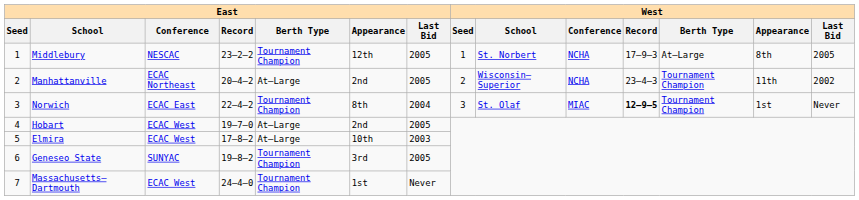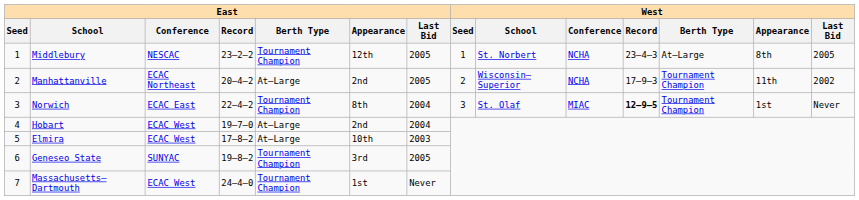(641, 56) 17–9–3 -> (641, 56) 23–4–3
(641, 80) 23–4–3 -> (641, 80) 17–9–3
(420, 124) 2005 -> (420, 124) 2004
